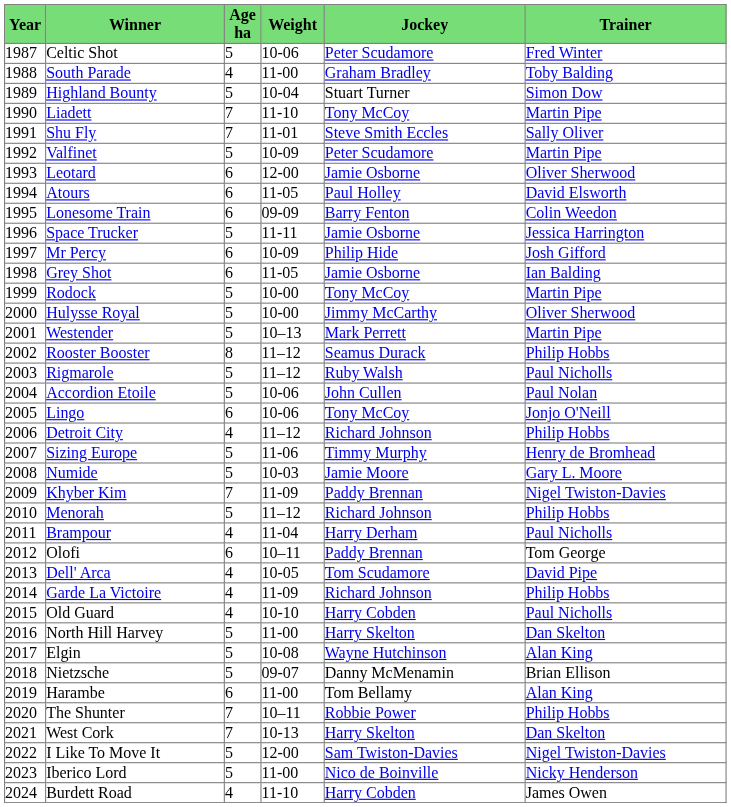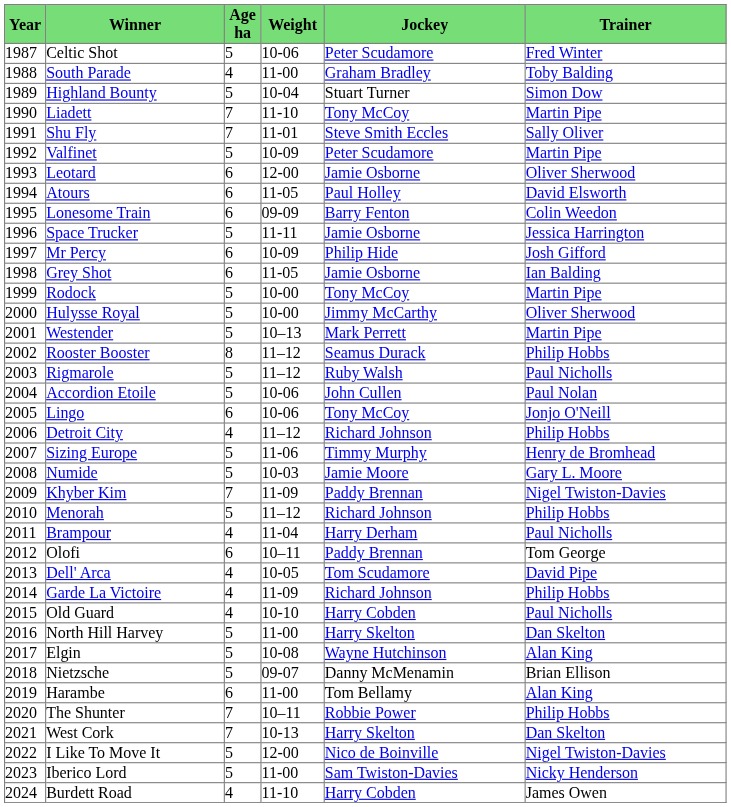(391, 752) Sam Twiston-Davies -> (382, 752) Nico de Boinville
(382, 772) Nico de Boinville -> (391, 772) Sam Twiston-Davies
